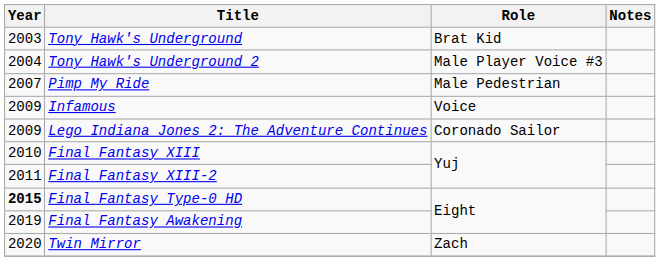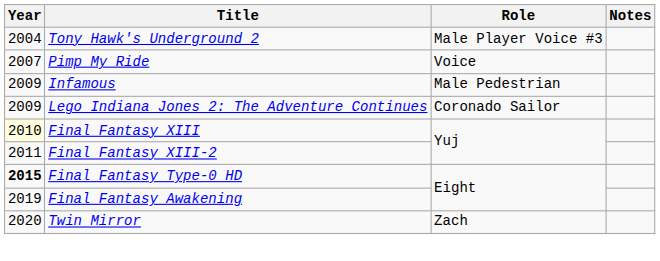- row: (145, 39)
(497, 85) Male Pedestrian -> (455, 62) Voice
(455, 108) Voice -> (497, 85) Male Pedestrian
(25, 153) no background -> (25, 130) lightyellow background
